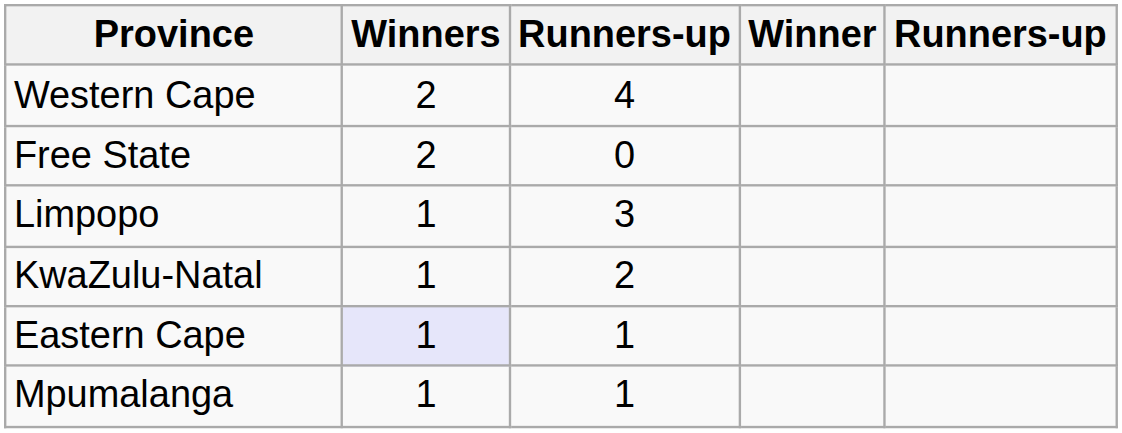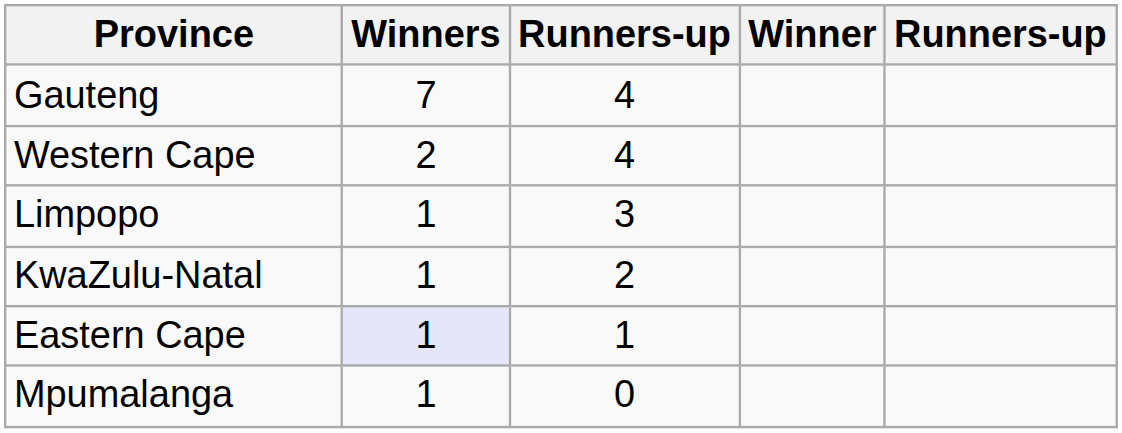+ row: (87, 94)
- row: (102, 154)
(624, 395) 1 -> (624, 395) 0
